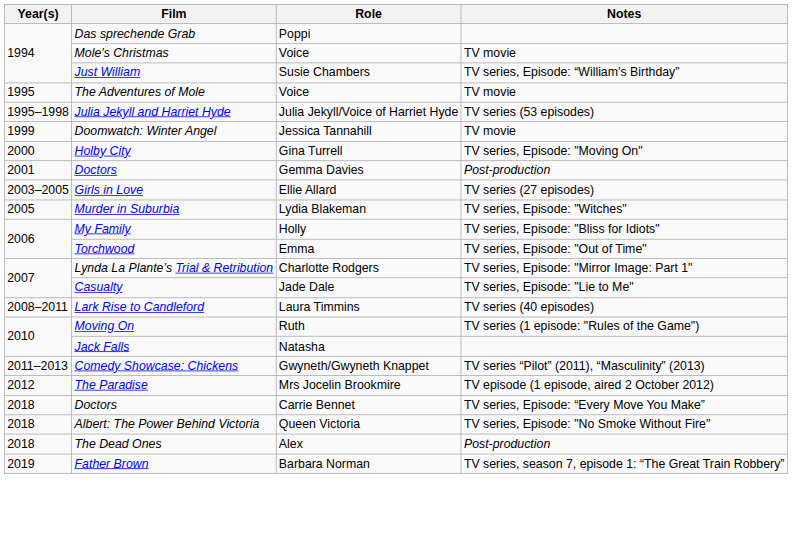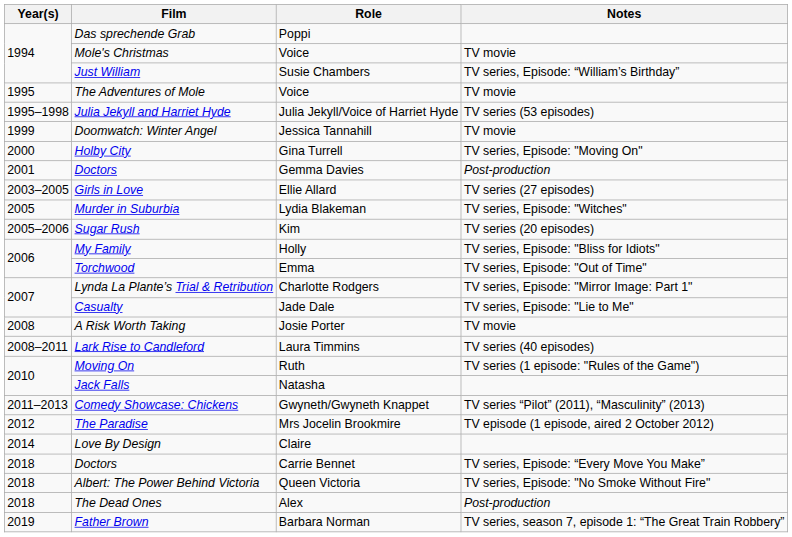+ row: (107, 229)
+ row: (130, 326)
+ row: (118, 444)
